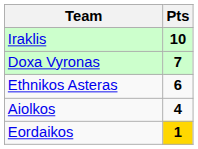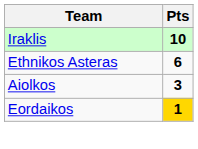- row: (54, 62)
(178, 109) 4 -> (178, 86) 3
